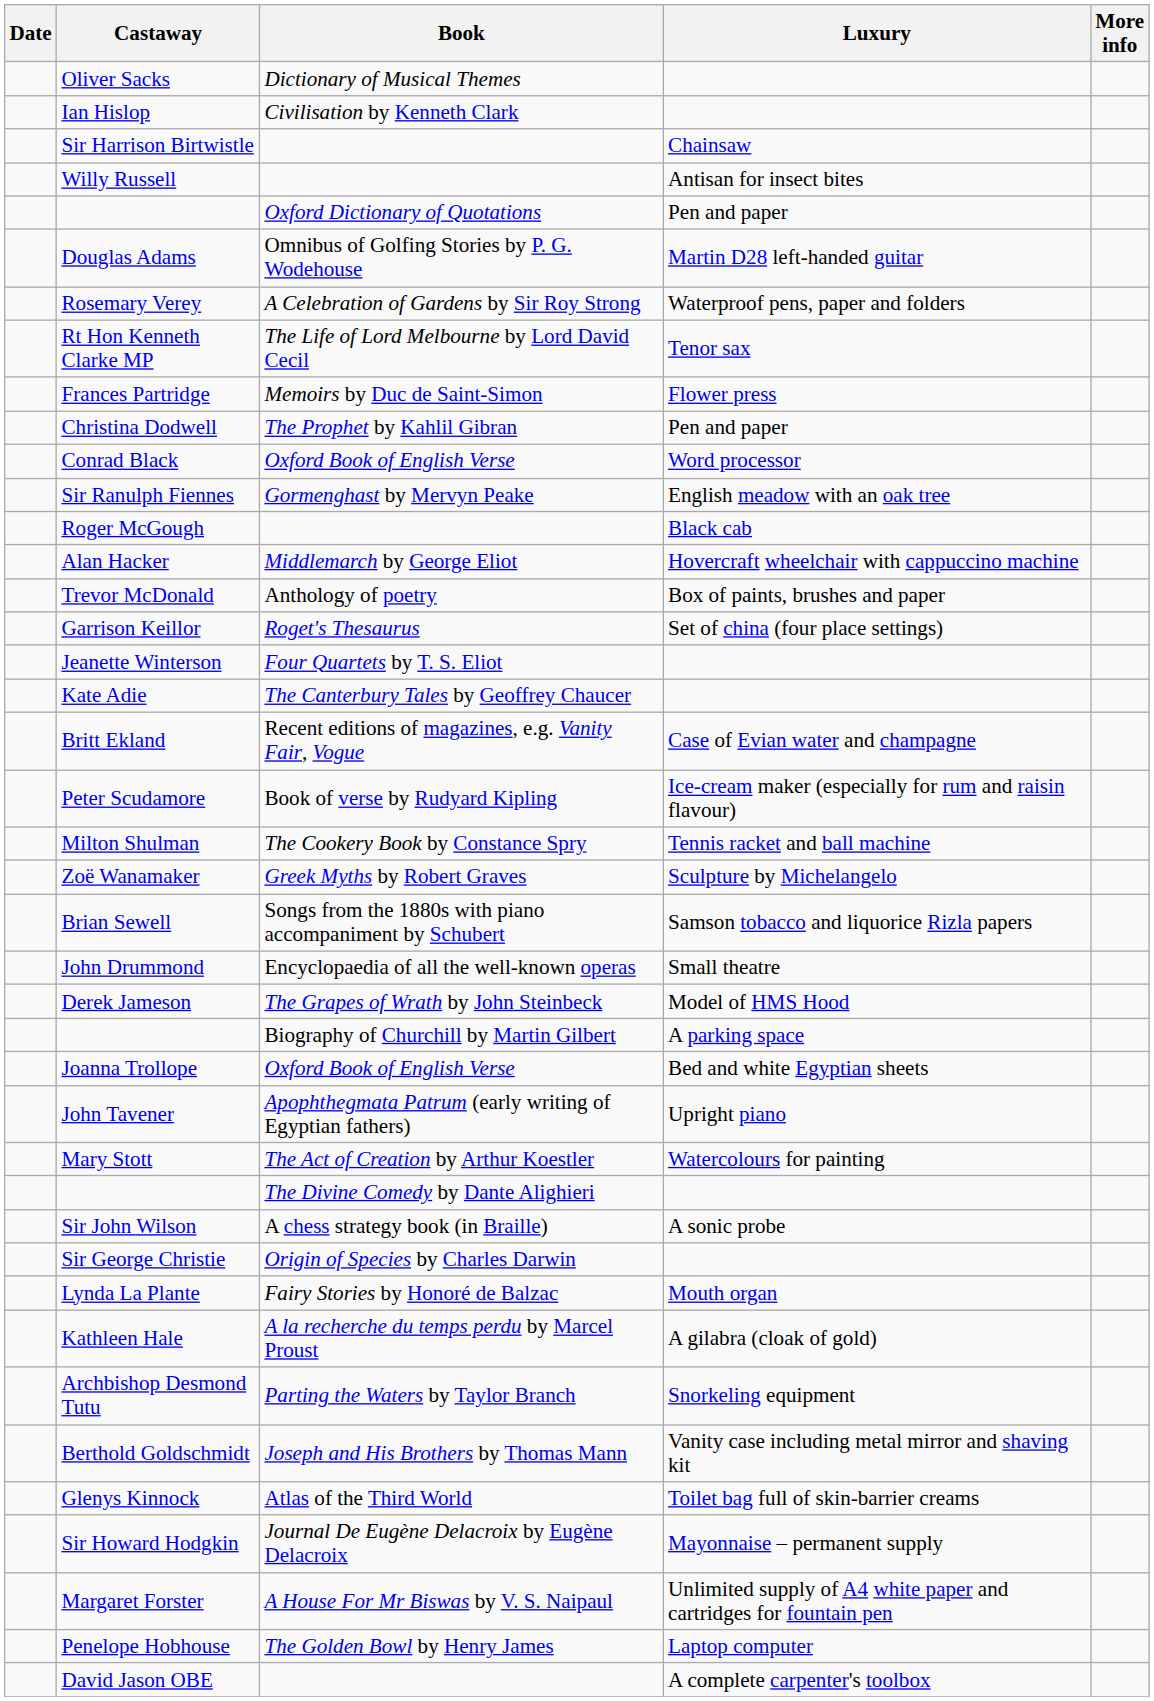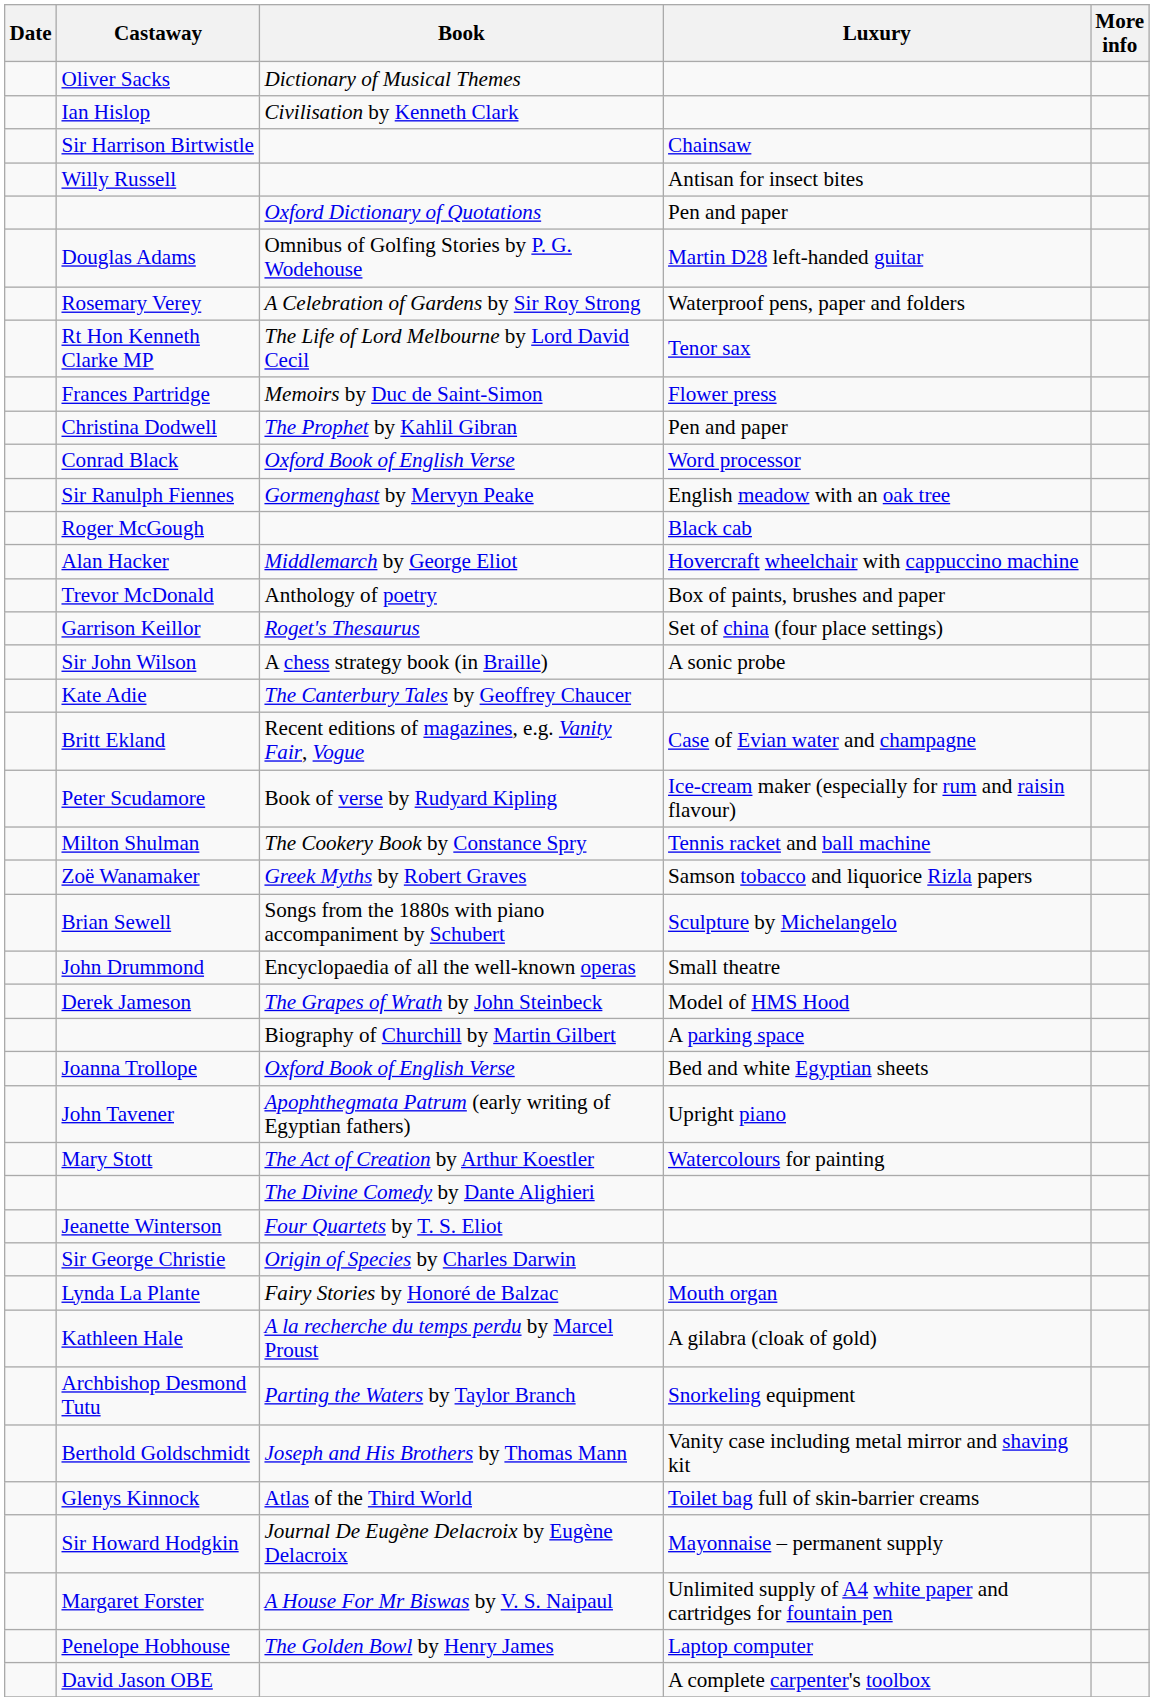rows swapped: (129, 1225) <-> (142, 661)
(782, 876) Sculpture by Michelangelo -> (850, 876) Samson tobacco and liquorice Rizla papers
(850, 922) Samson tobacco and liquorice Rizla papers -> (782, 922) Sculpture by Michelangelo
